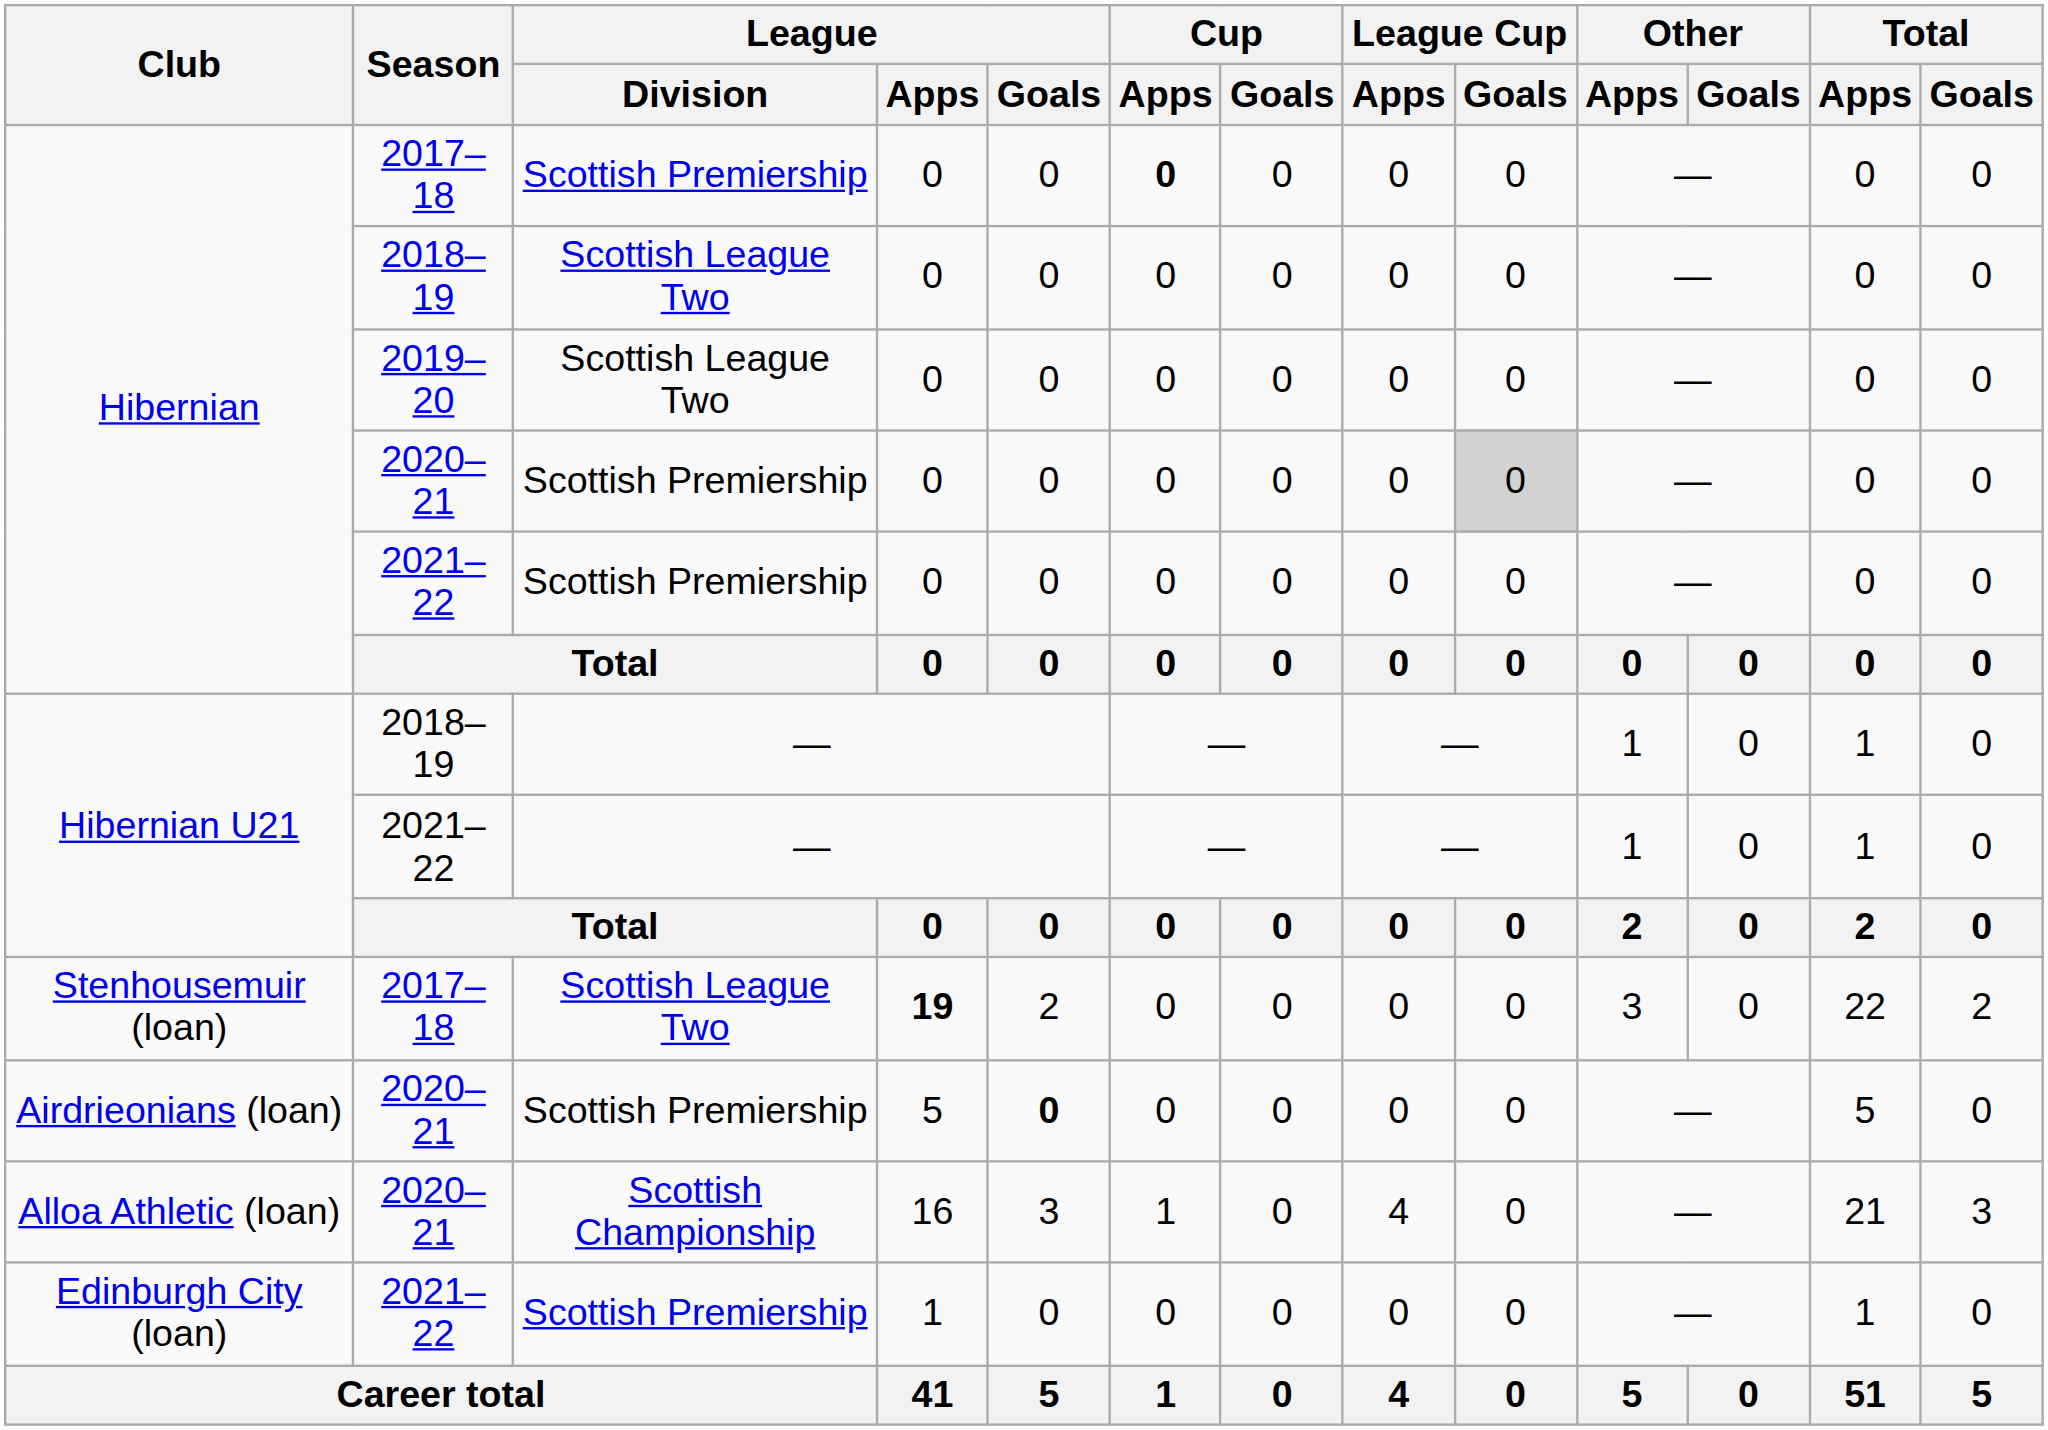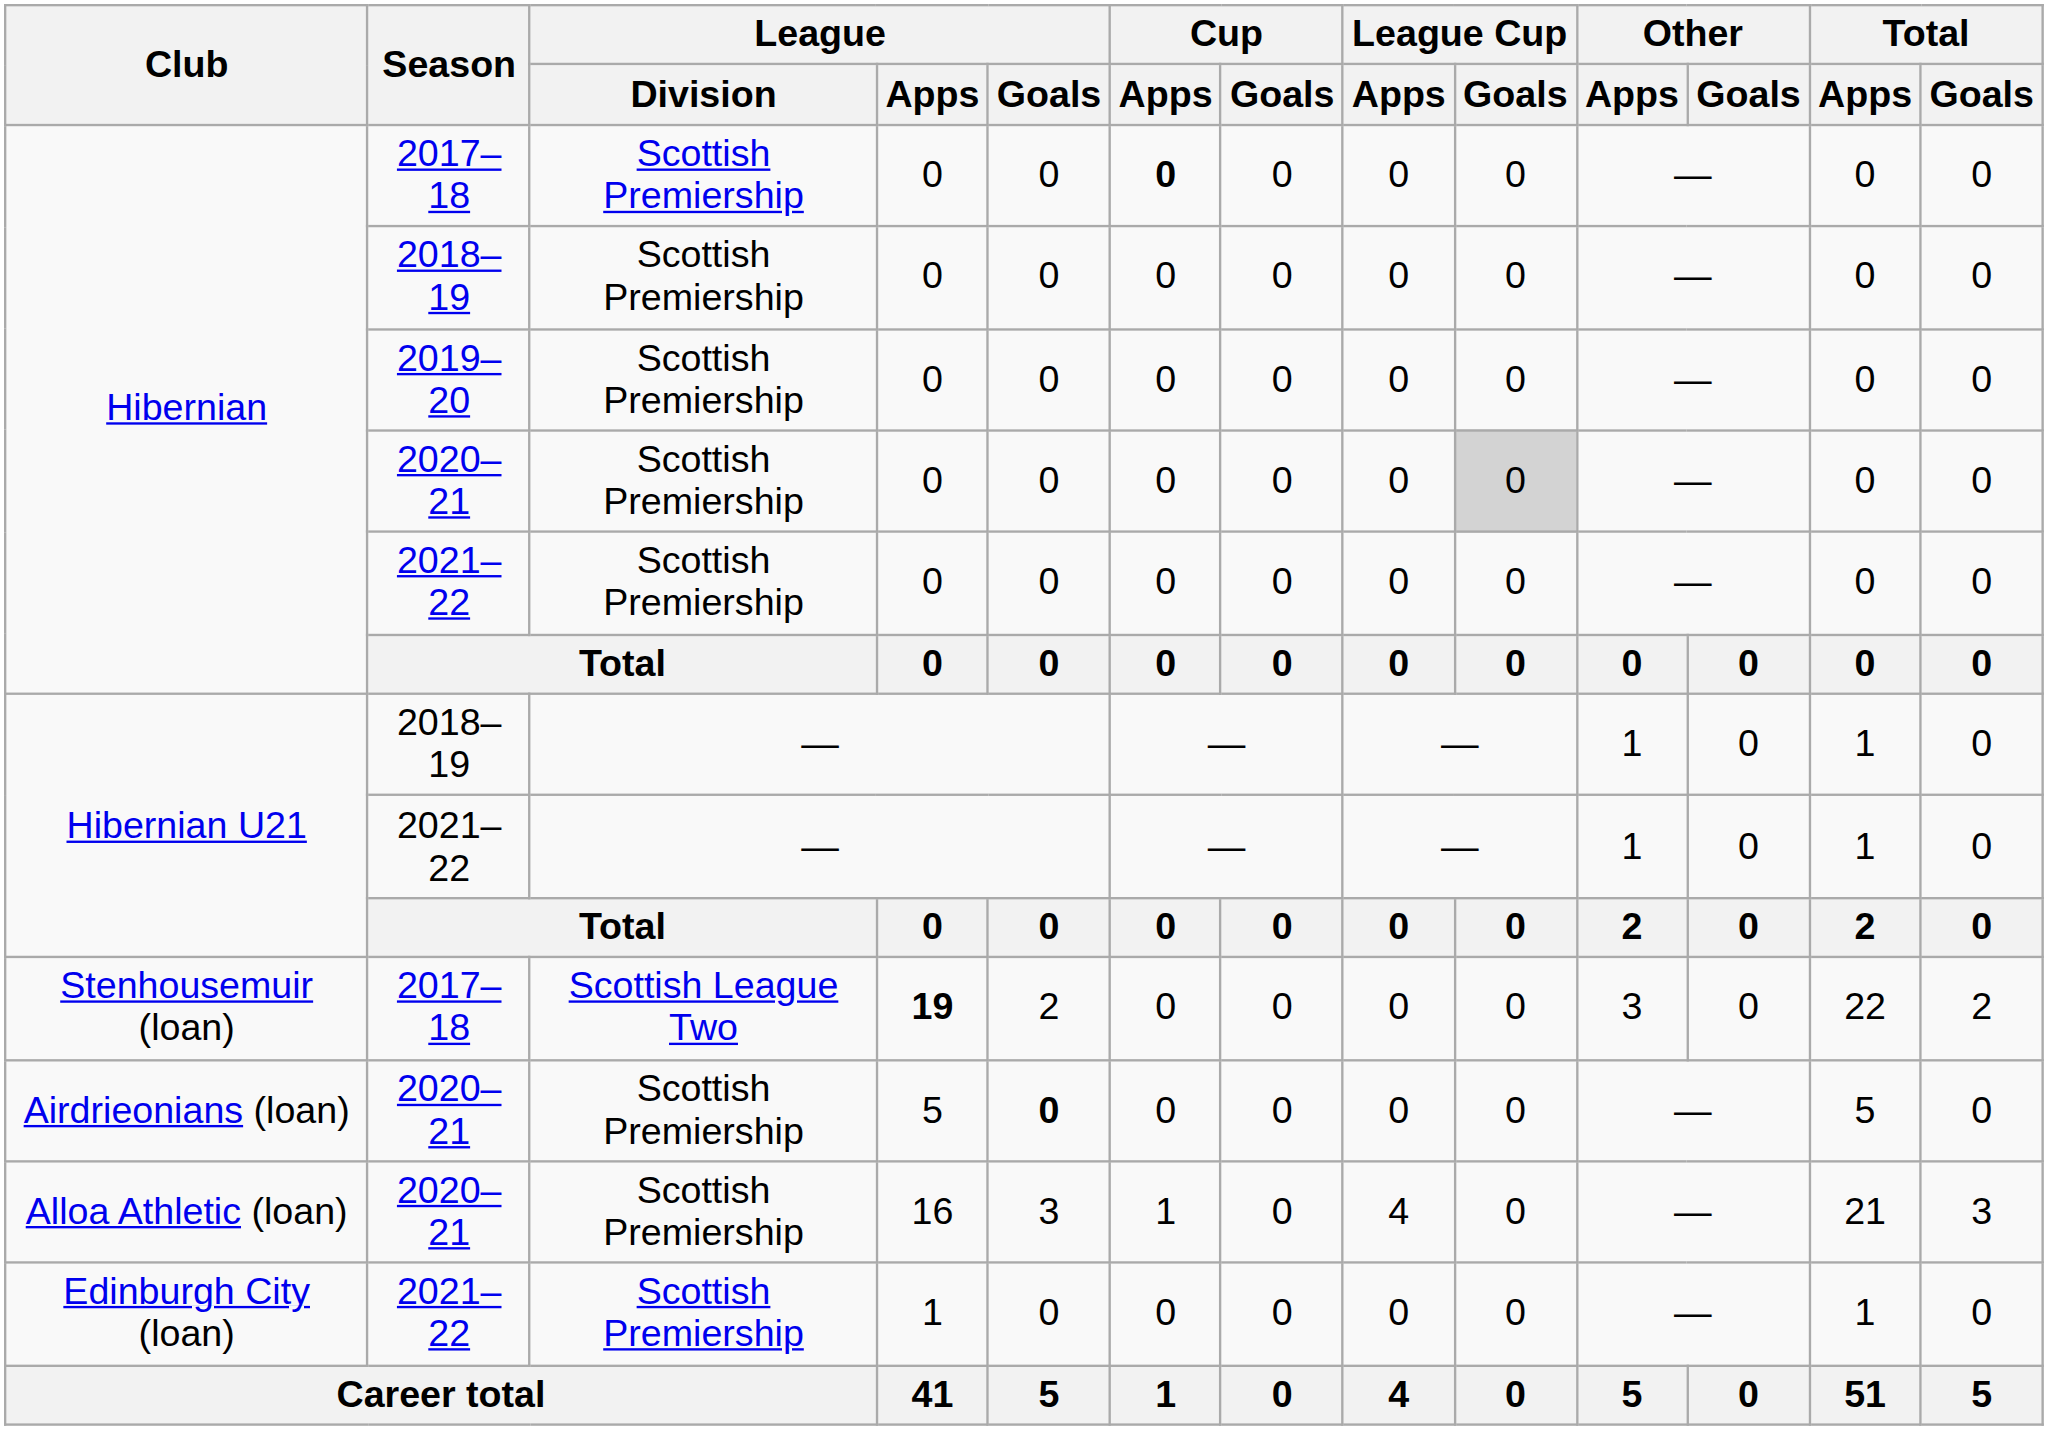(695, 276) Scottish League Two -> (704, 276) Scottish Premiership
(695, 378) Scottish League Two -> (704, 378) Scottish Premiership
(695, 1211) Scottish Championship -> (704, 1211) Scottish Premiership
